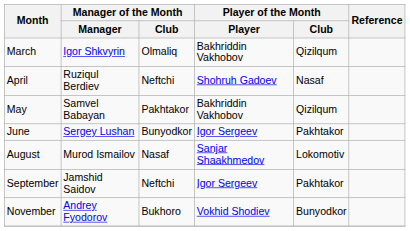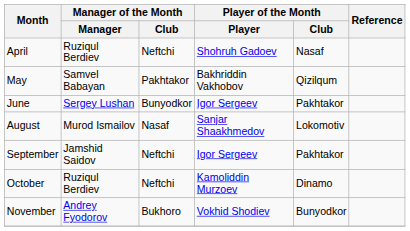- row: (21, 52)
+ row: (26, 183)
